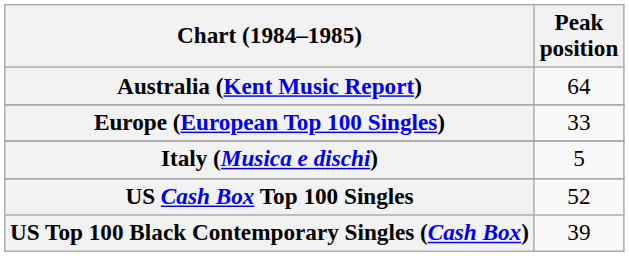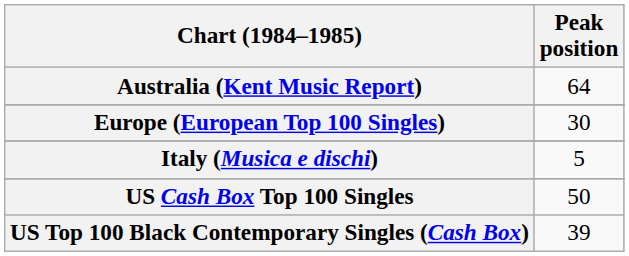(579, 122) 33 -> (579, 122) 30
(579, 196) 52 -> (579, 196) 50
